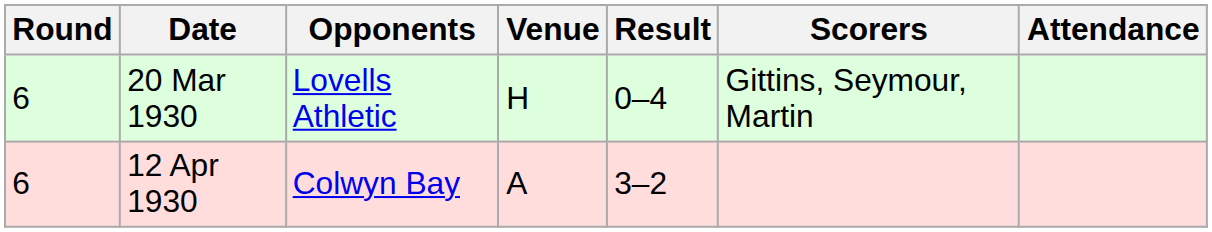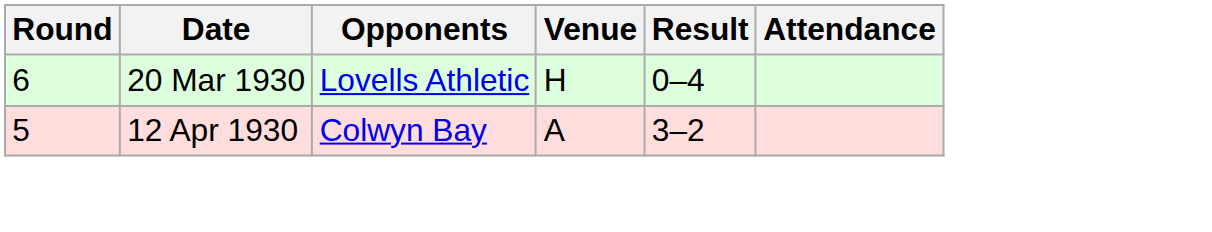- column: (869, 29)
(21, 183) 6 -> (21, 130) 5
